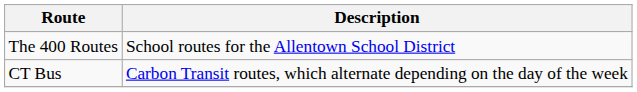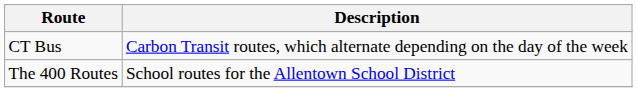rows swapped: (35, 73) <-> (63, 45)
